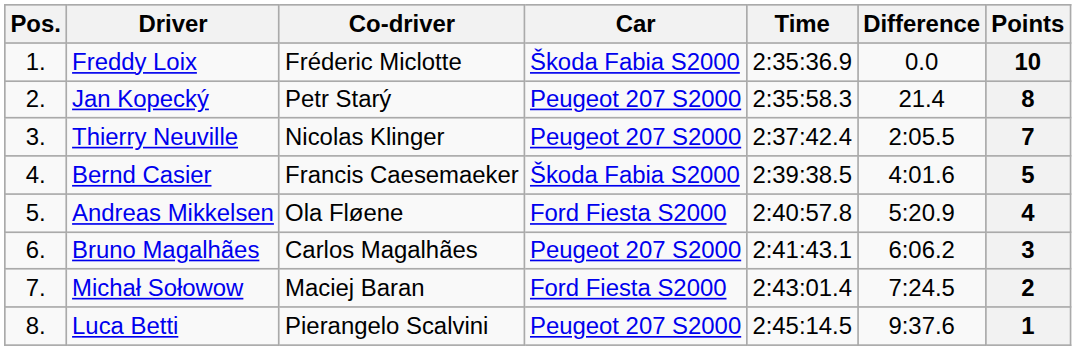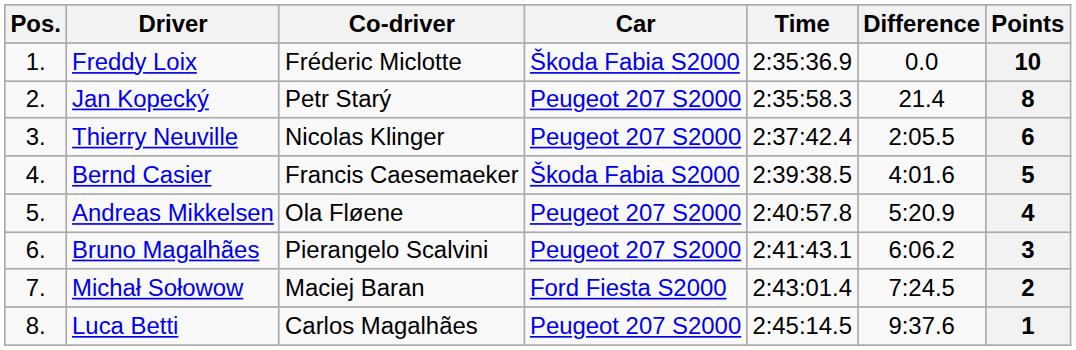(1028, 137) 7 -> (1028, 137) 6
(628, 213) Ford Fiesta S2000 -> (636, 213) Peugeot 207 S2000
(381, 251) Carlos Magalhães -> (387, 251) Pierangelo Scalvini
(387, 326) Pierangelo Scalvini -> (381, 326) Carlos Magalhães
